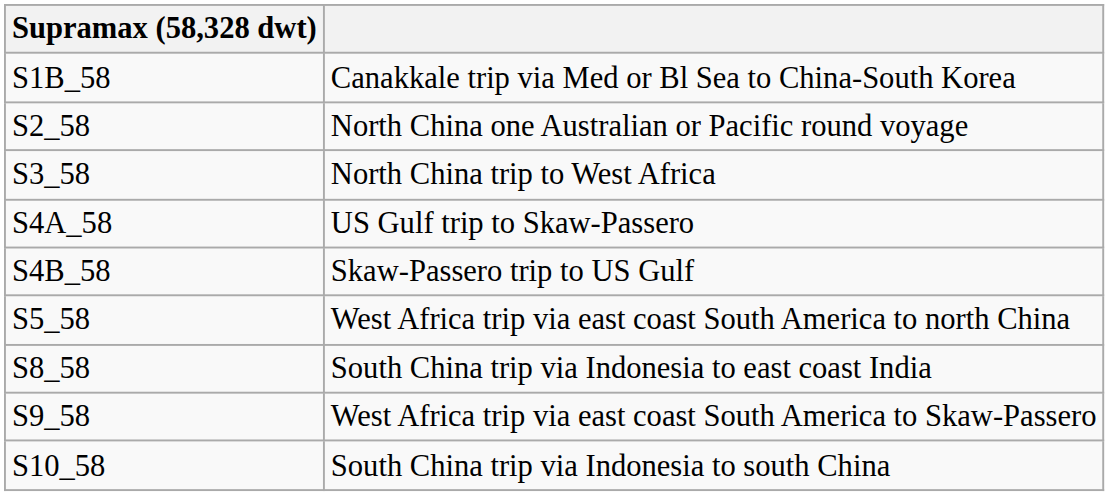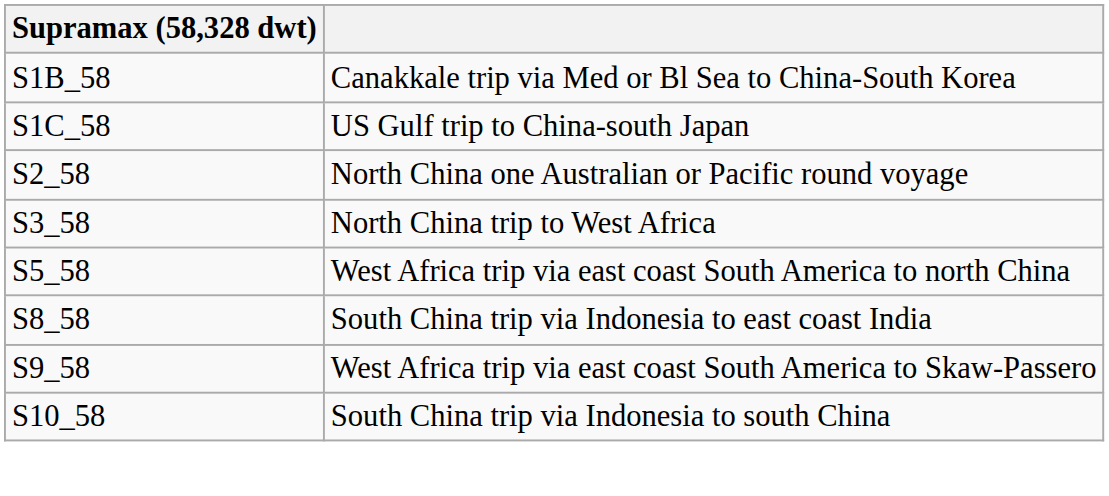+ row: (540, 125)
- row: (513, 222)
- row: (513, 271)
